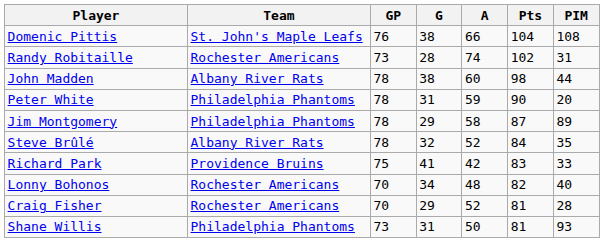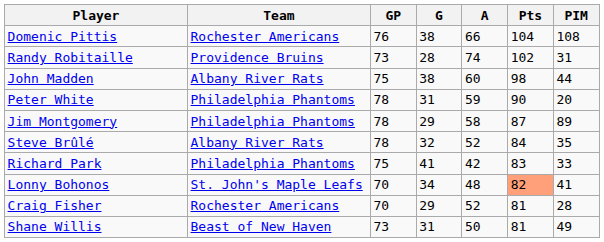(277, 36) St. John's Maple Leafs -> (265, 36) Rochester Americans
(265, 57) Rochester Americans -> (257, 57) Providence Bruins
(381, 79) 78 -> (381, 79) 75
(257, 163) Providence Bruins -> (273, 163) Philadelphia Phantoms
(265, 185) Rochester Americans -> (277, 185) St. John's Maple Leafs
(518, 185) no background -> (518, 185) lightsalmon background
(564, 185) 40 -> (564, 185) 41
(273, 227) Philadelphia Phantoms -> (261, 227) Beast of New Haven
(564, 227) 93 -> (564, 227) 49
